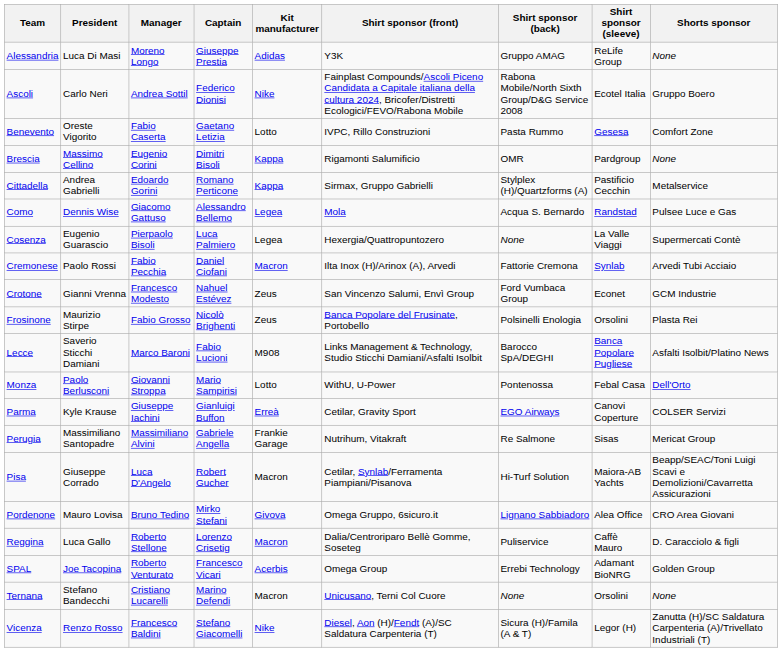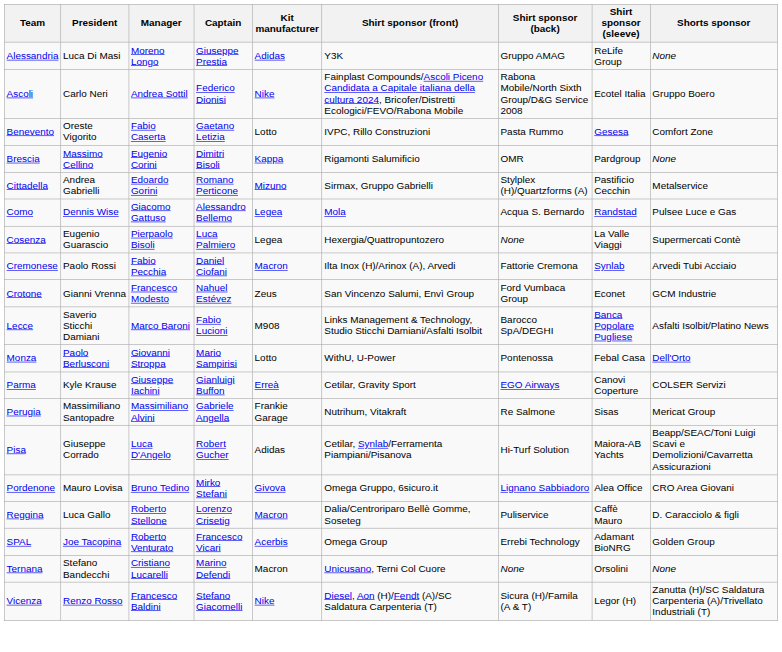(269, 185) Kappa -> (271, 185) Mizuno
- row: (29, 320)
(271, 477) Macron -> (270, 450) Adidas
